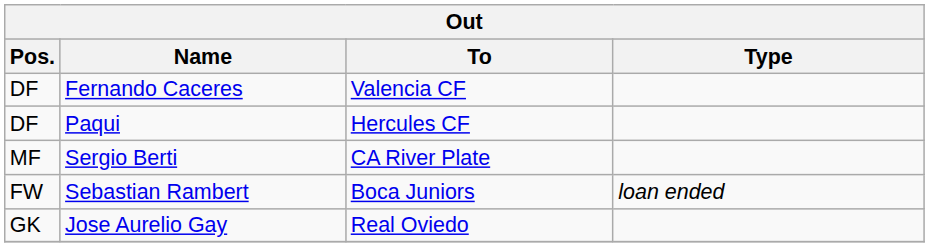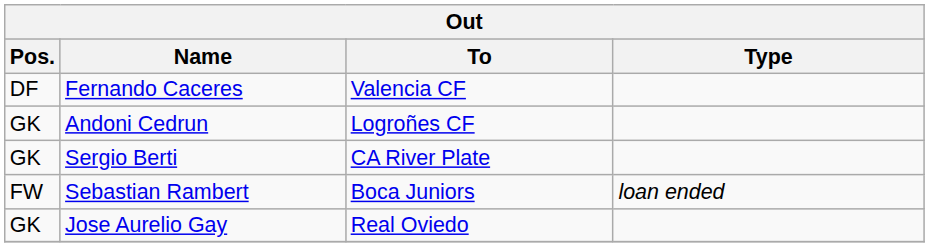+ row: (137, 124)
- row: (93, 124)
(25, 158) MF -> (25, 158) GK
